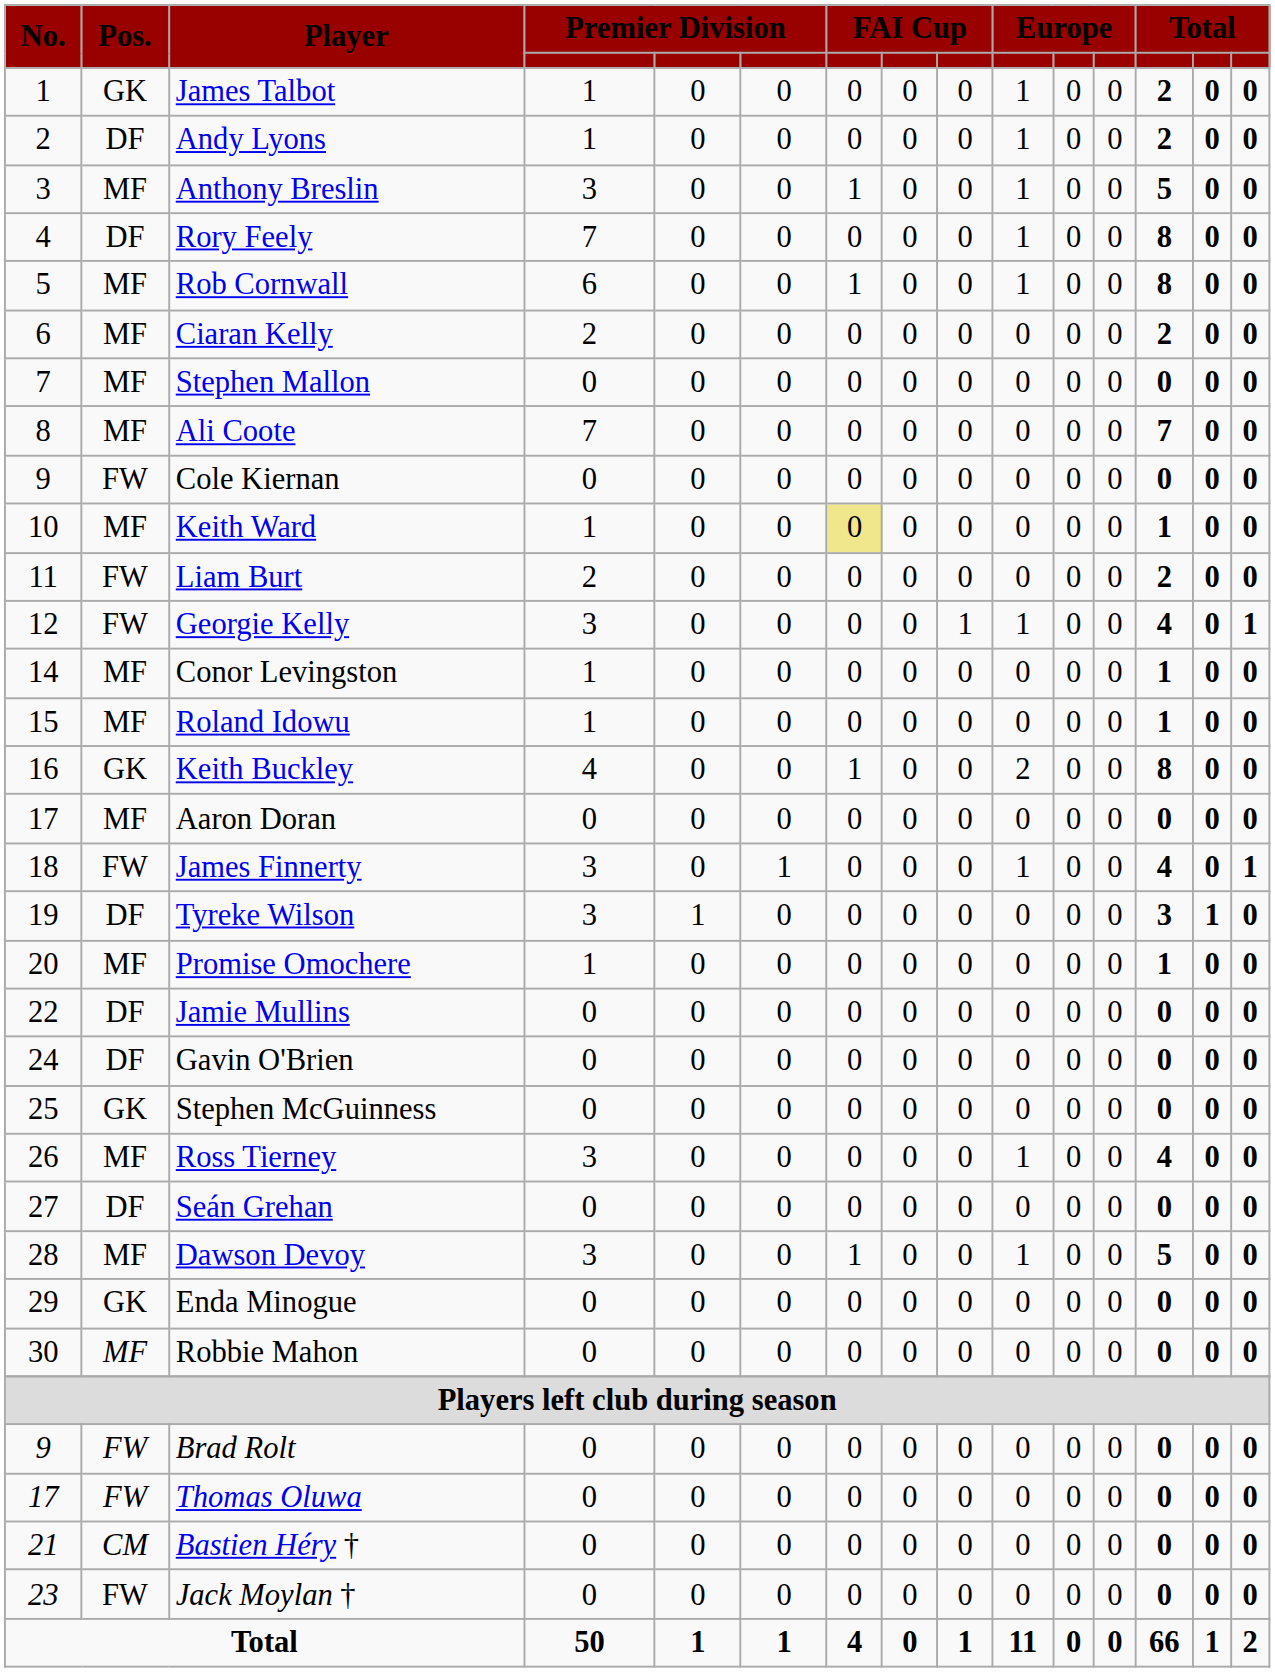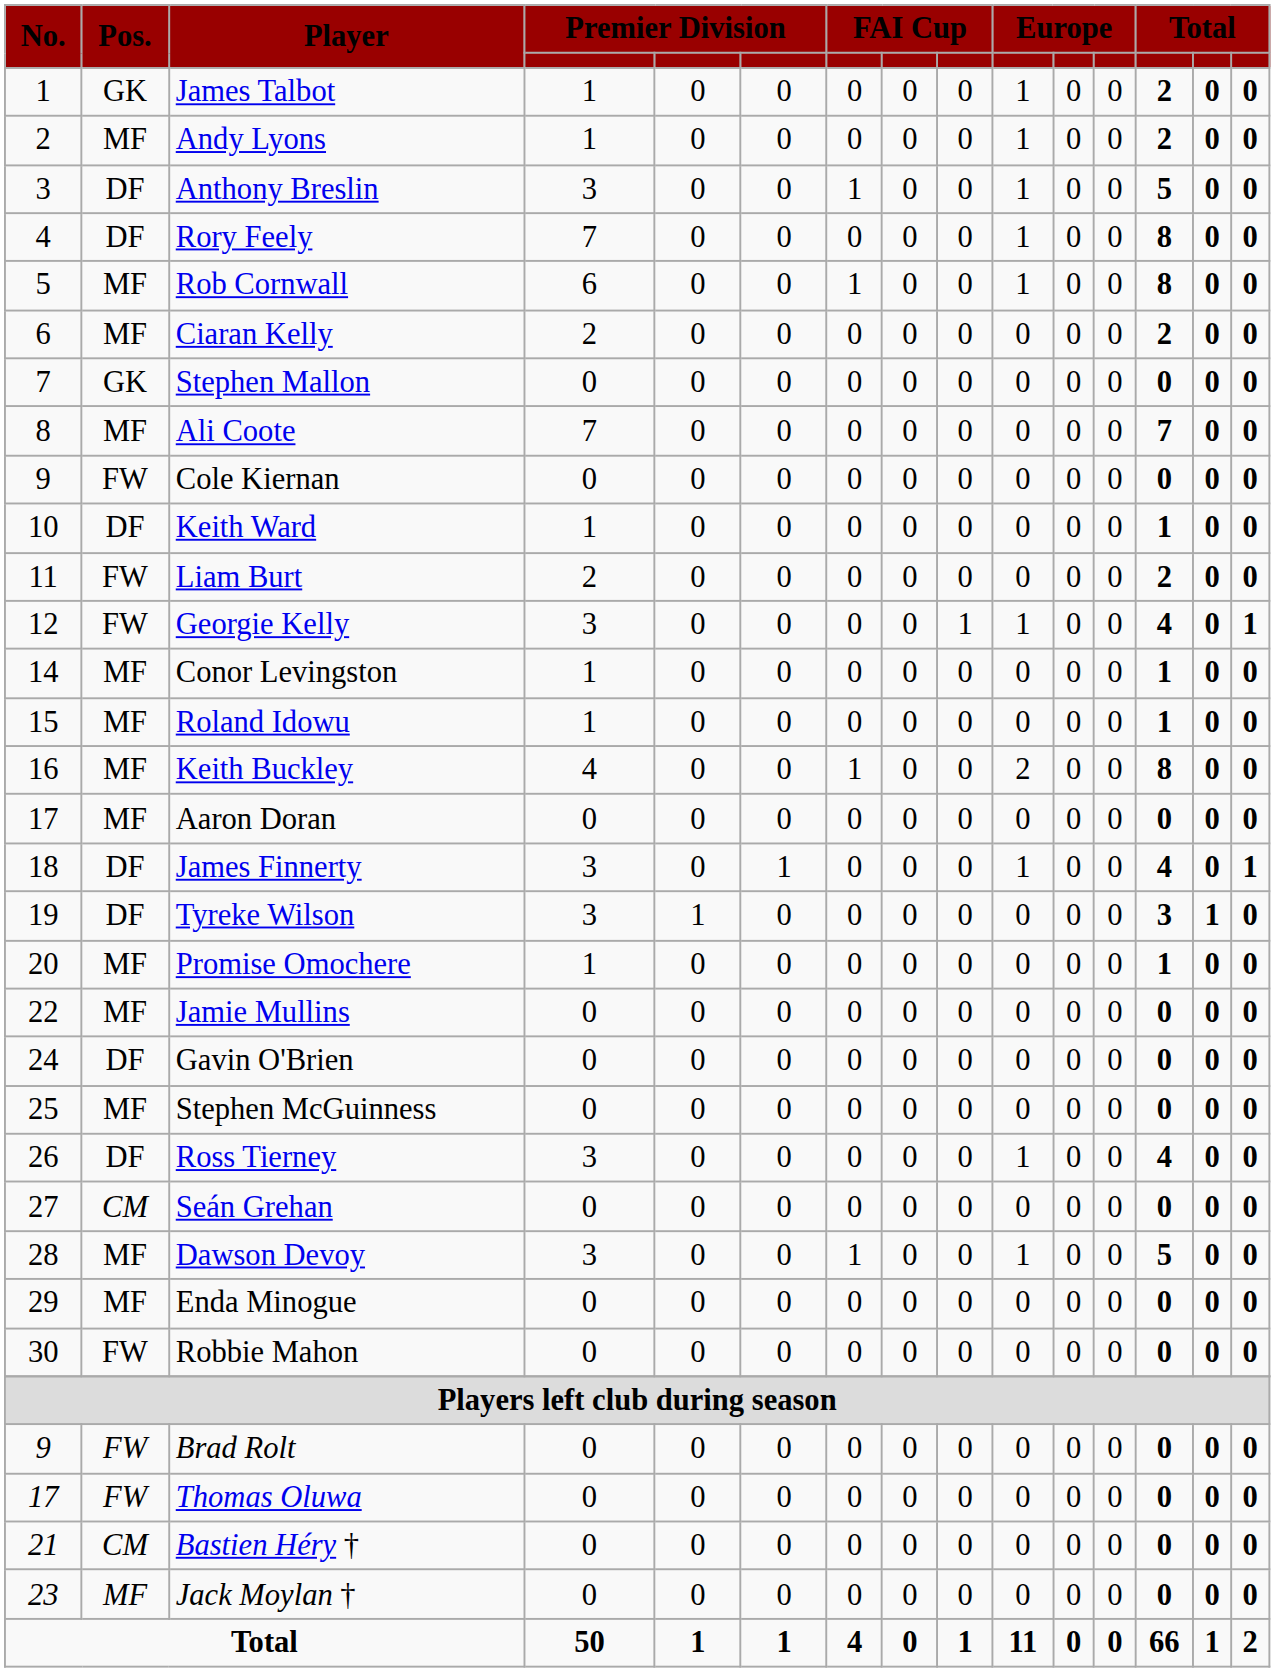(125, 139) DF -> (125, 139) MF
(125, 188) MF -> (125, 188) DF
(125, 382) MF -> (125, 382) GK
(125, 527) MF -> (125, 527) DF
(855, 527) khaki background -> (855, 527) no background
(125, 769) GK -> (125, 769) MF
(125, 866) FW -> (125, 866) DF
(125, 1012) DF -> (125, 1012) MF
(125, 1109) GK -> (125, 1109) MF
(125, 1157) MF -> (125, 1157) DF
(125, 1206) DF -> (125, 1206) CM
(125, 1302) GK -> (125, 1302) MF
(125, 1351) MF -> (125, 1351) FW
(125, 1593) FW -> (125, 1593) MF
